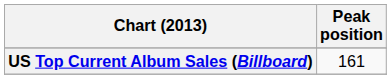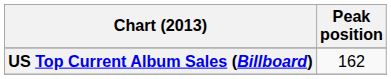(351, 61) 161 -> (351, 61) 162
